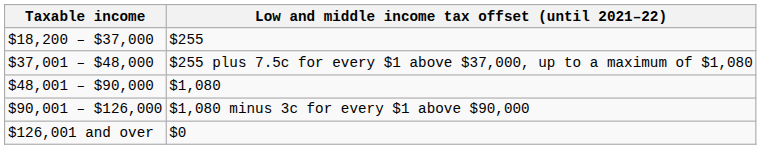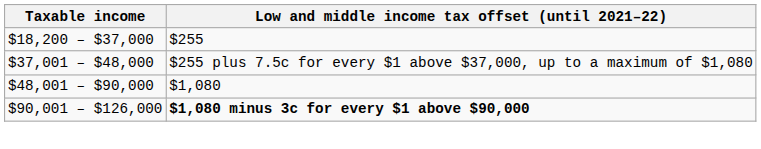(349, 109) normal -> (349, 109) bold
- row: (81, 133)
